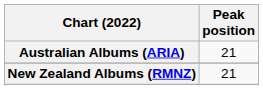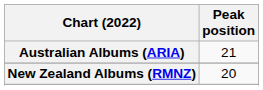(229, 73) 21 -> (229, 73) 20
